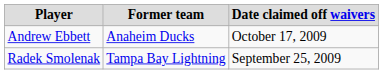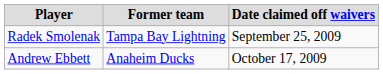rows swapped: (54, 58) <-> (49, 36)
